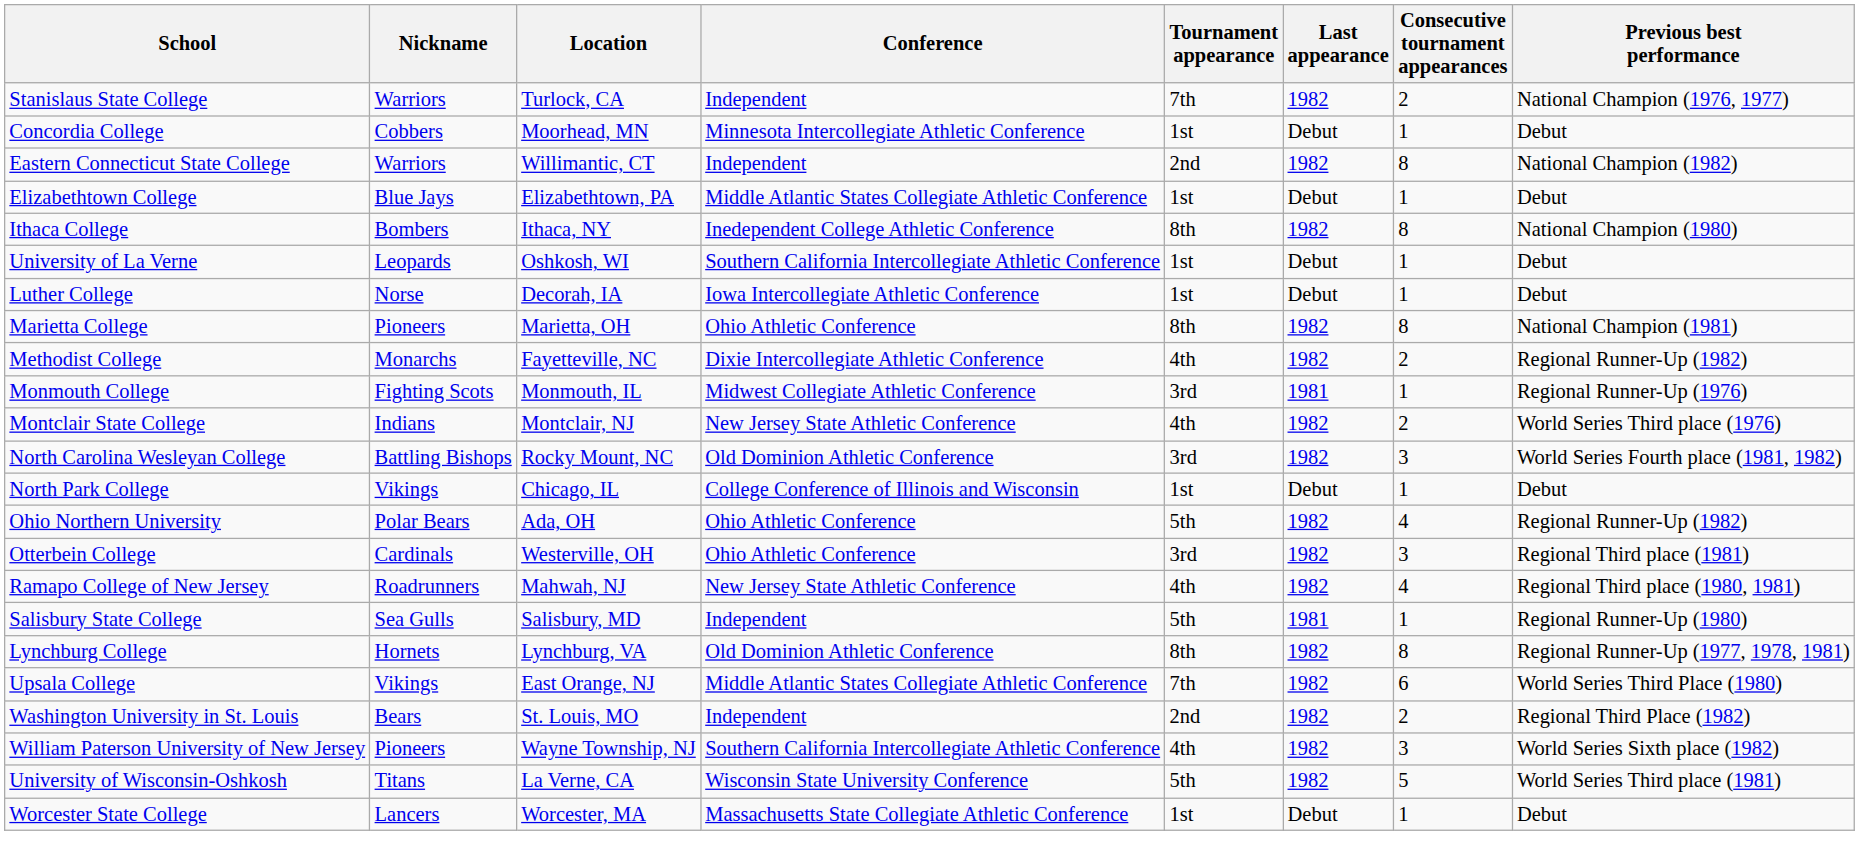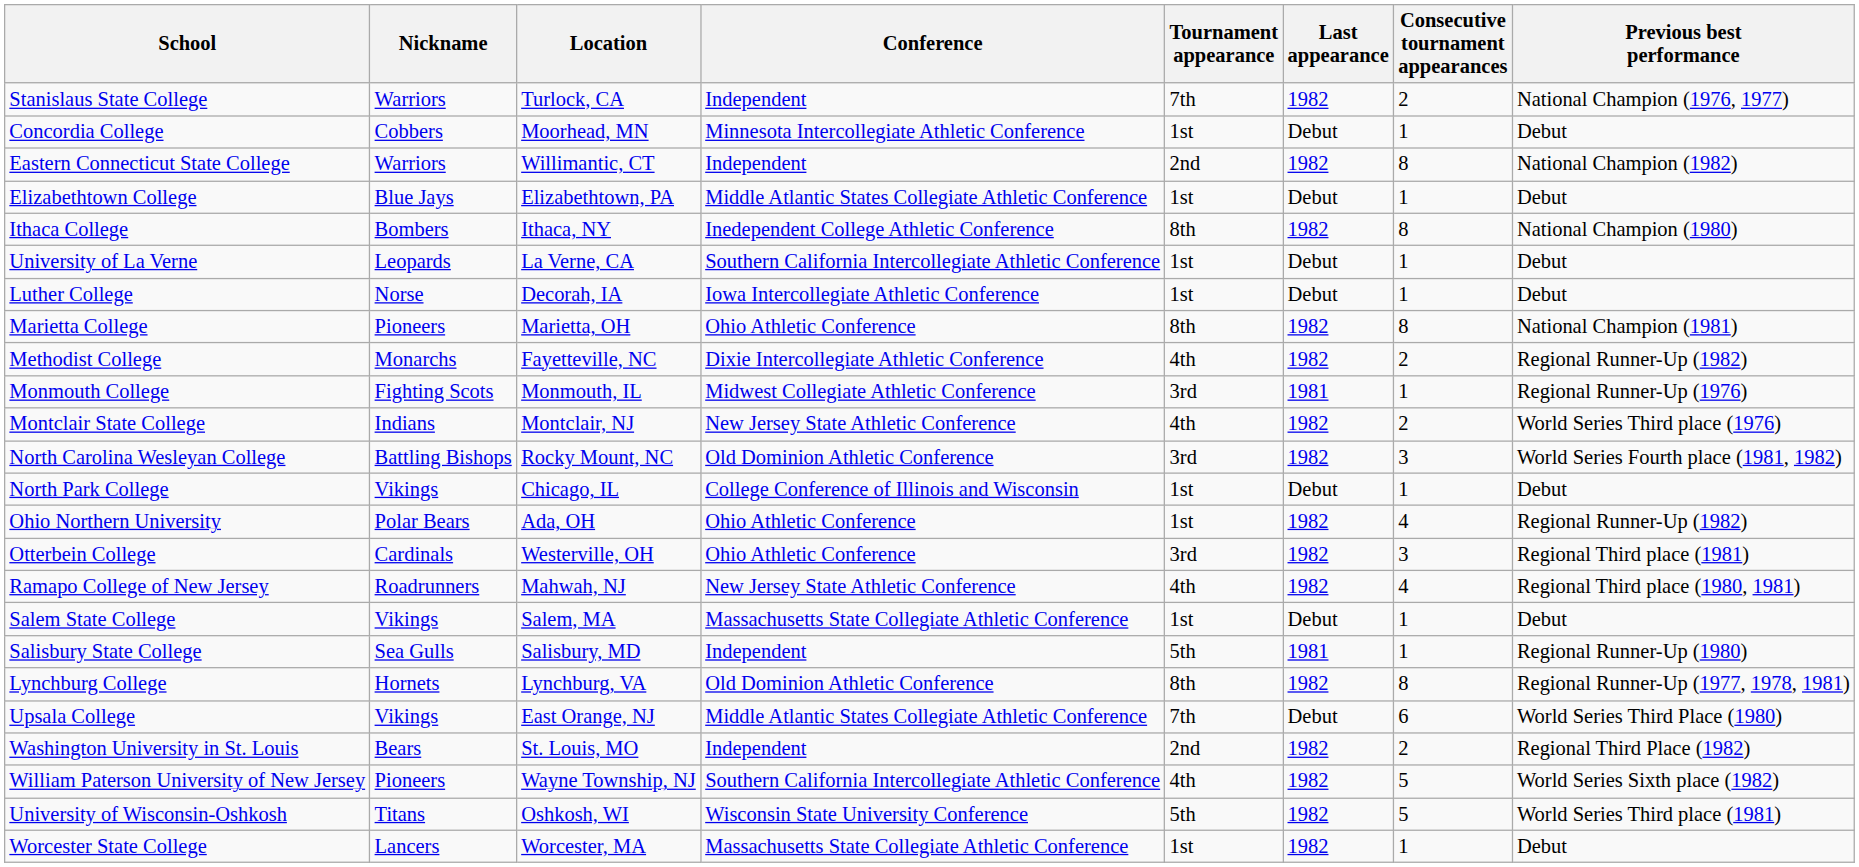(575, 261) Oshkosh, WI -> (578, 261) La Verne, CA
(1183, 521) 5th -> (1182, 521) 1st
+ row: (92, 618)
(1308, 683) 1982 -> (1313, 716) Debut
(1403, 748) 3 -> (1403, 781) 5
(578, 781) La Verne, CA -> (575, 813) Oshkosh, WI
(1313, 813) Debut -> (1308, 846) 1982
